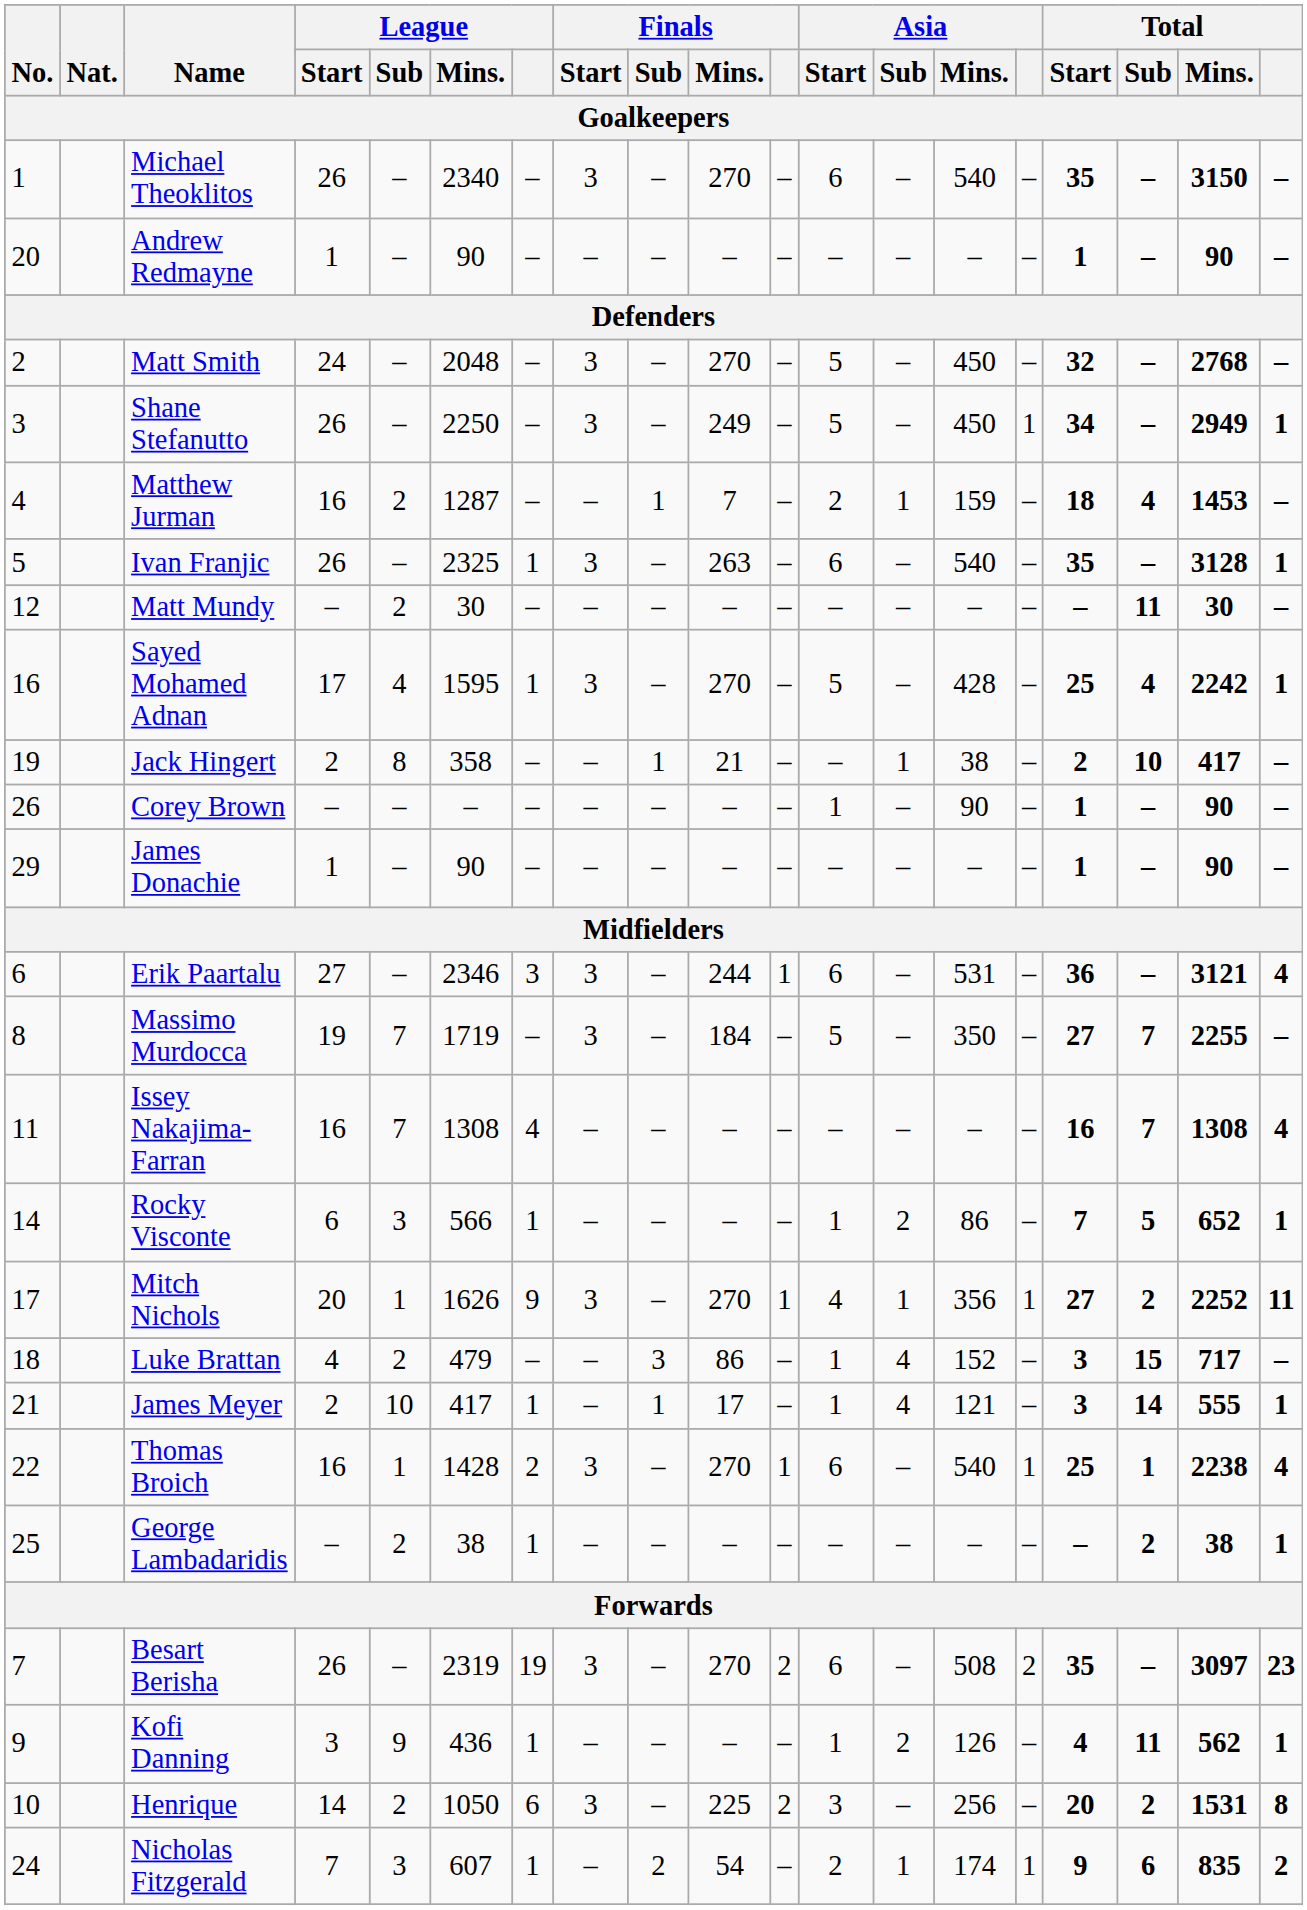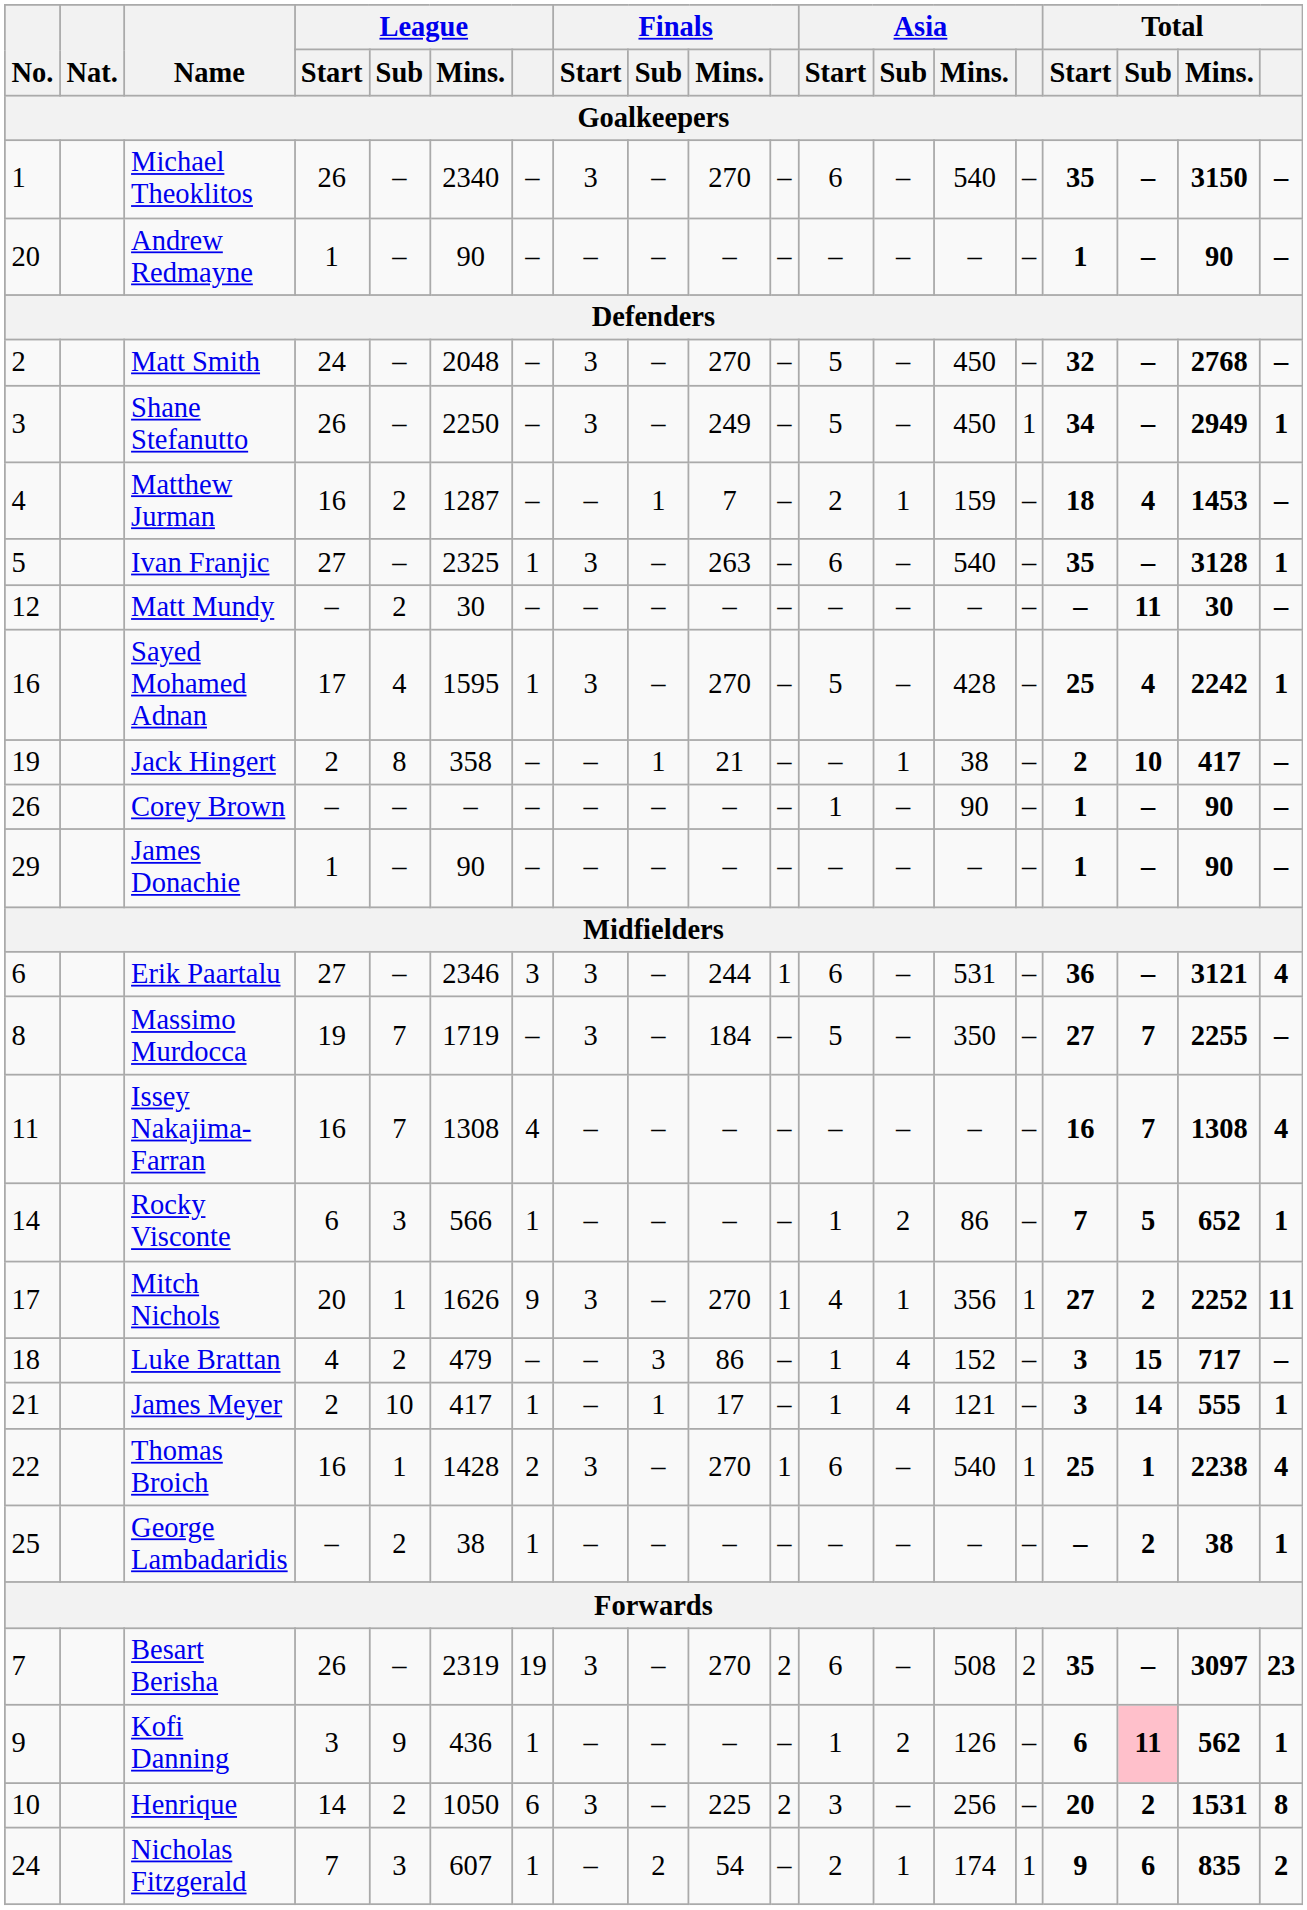(332, 561) 26 -> (332, 561) 27
(1080, 1743) 4 -> (1080, 1743) 6
(1148, 1743) no background -> (1148, 1743) pink background
